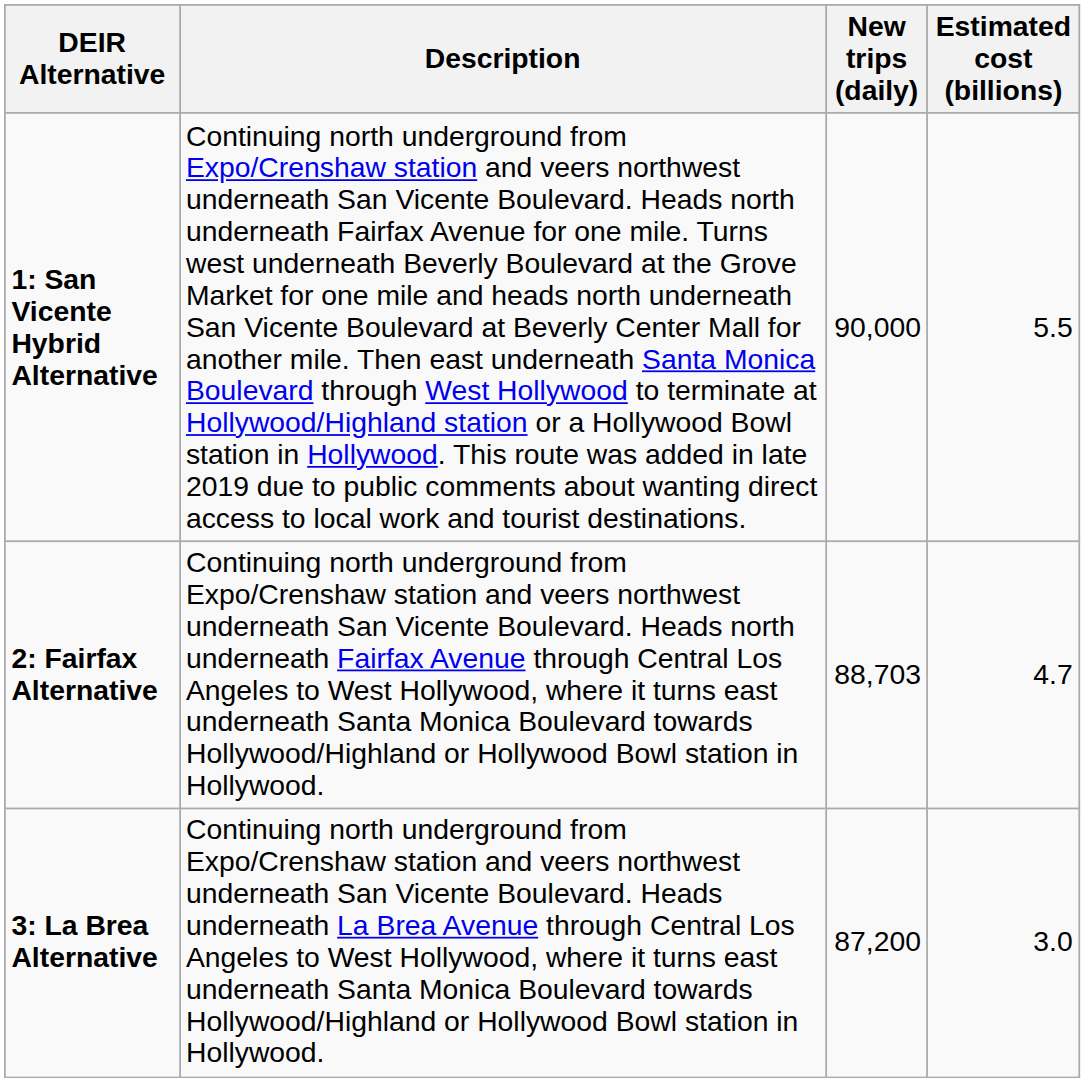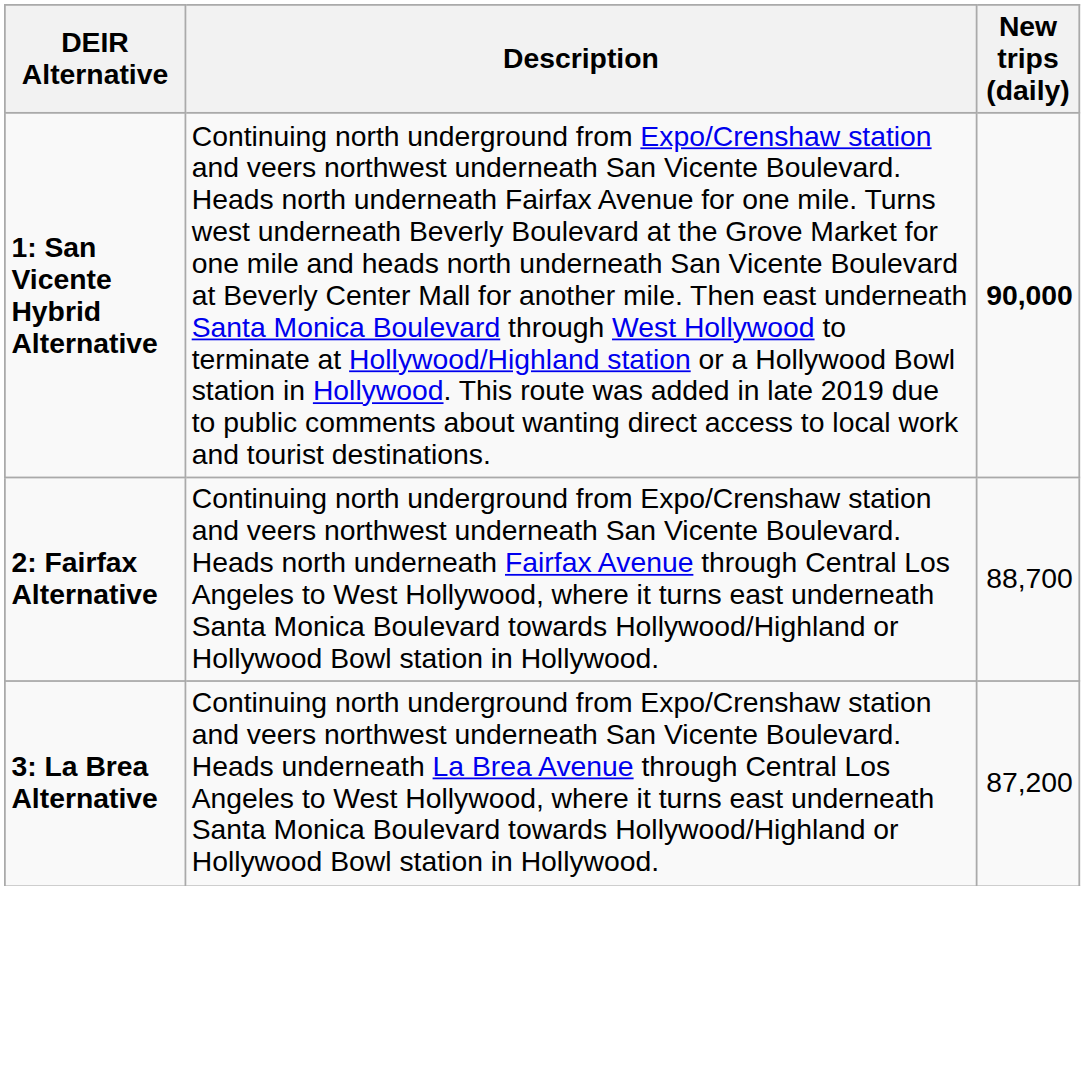- column: (1003, 58)
(878, 326) normal -> (1029, 294) bold
(878, 674) 88,703 -> (1029, 578) 88,700
